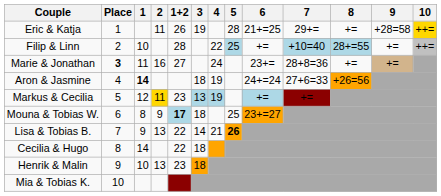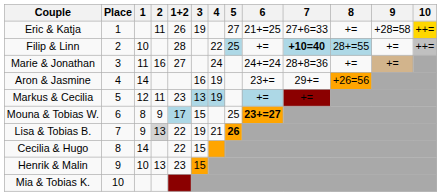(233, 30) 28 -> (233, 30) 27
(307, 30) 29+= -> (307, 30) 27+6=33
(307, 47) normal -> (307, 47) bold
(118, 64) bold -> (118, 64) normal
(262, 64) 23+= -> (263, 64) 24+=24
(143, 81) bold -> (143, 81) normal
(200, 81) 18 -> (200, 81) 16
(263, 81) 24+=24 -> (262, 81) 23+=
(307, 81) 27+6=33 -> (307, 81) 29+=
(160, 98) gold background -> (160, 98) no background
(180, 115) bold -> (180, 115) normal
(200, 115) 18 -> (200, 115) 15
(263, 115) normal -> (263, 115) bold
(160, 132) no background -> (160, 132) lightgrey background
(200, 132) 14 -> (200, 132) 19
(200, 149) 18 -> (200, 149) 15
(200, 166) 18 -> (200, 166) 15
